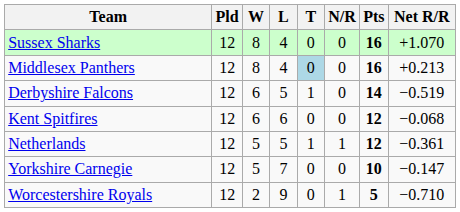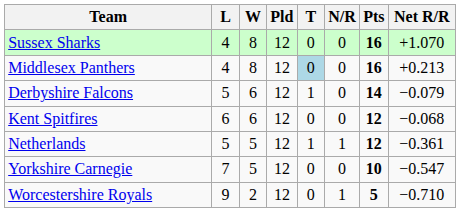columns swapped: (227, 17) <-> (283, 17)
(422, 93) −0.519 -> (422, 93) −0.079
(422, 169) −0.147 -> (422, 169) −0.547
